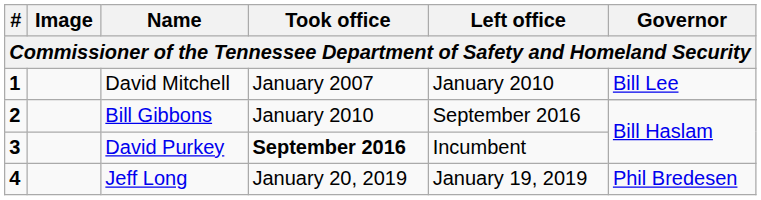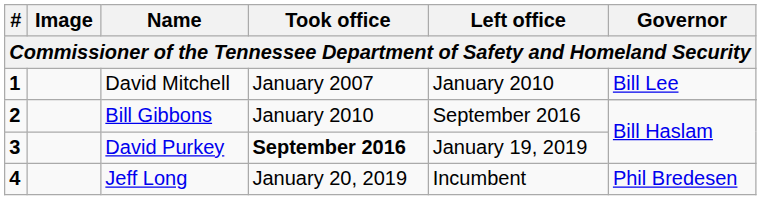(479, 147) Incumbent -> (510, 147) January 19, 2019
(510, 178) January 19, 2019 -> (479, 178) Incumbent
